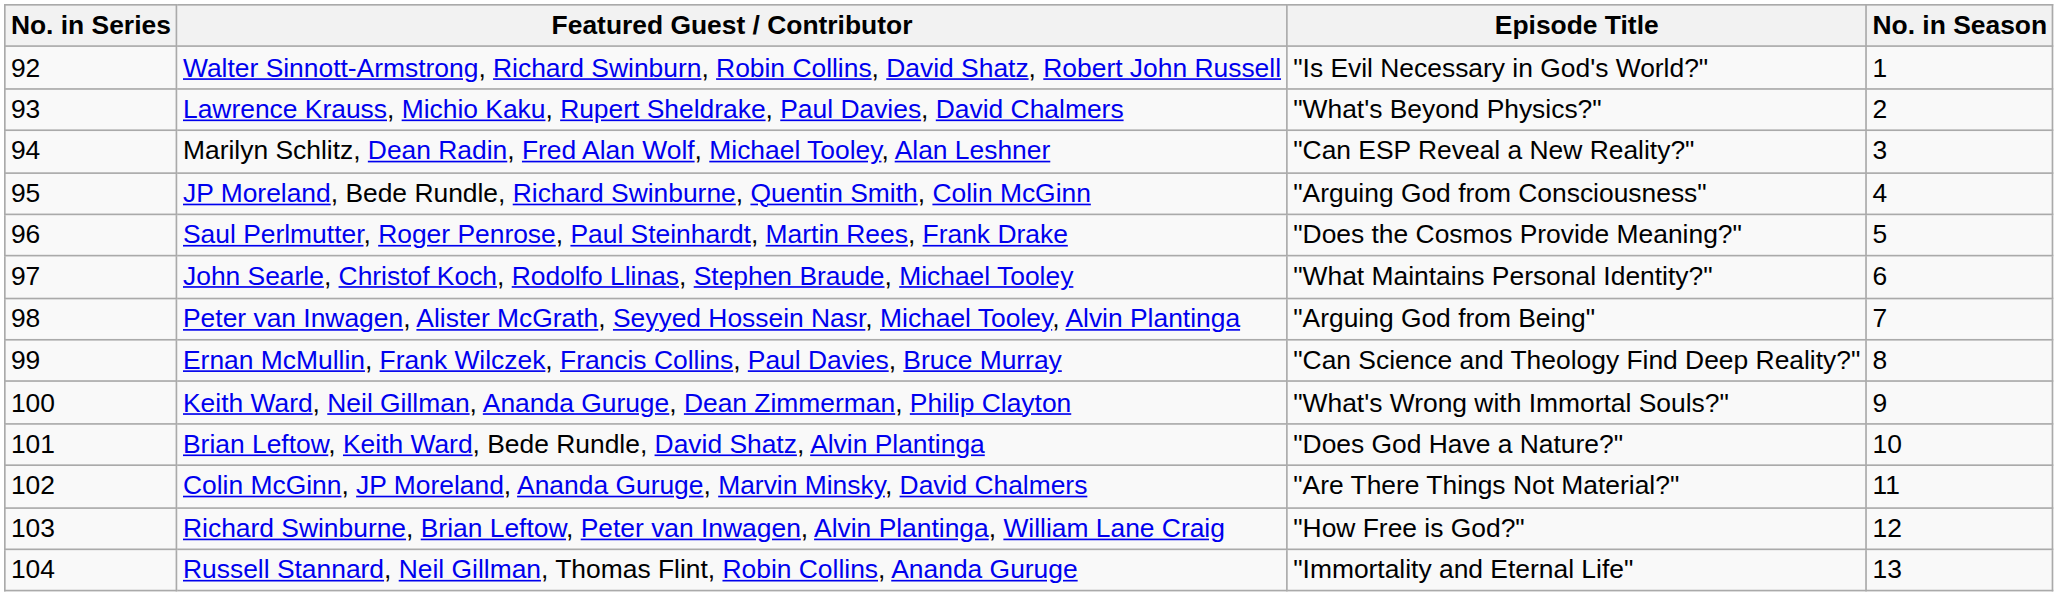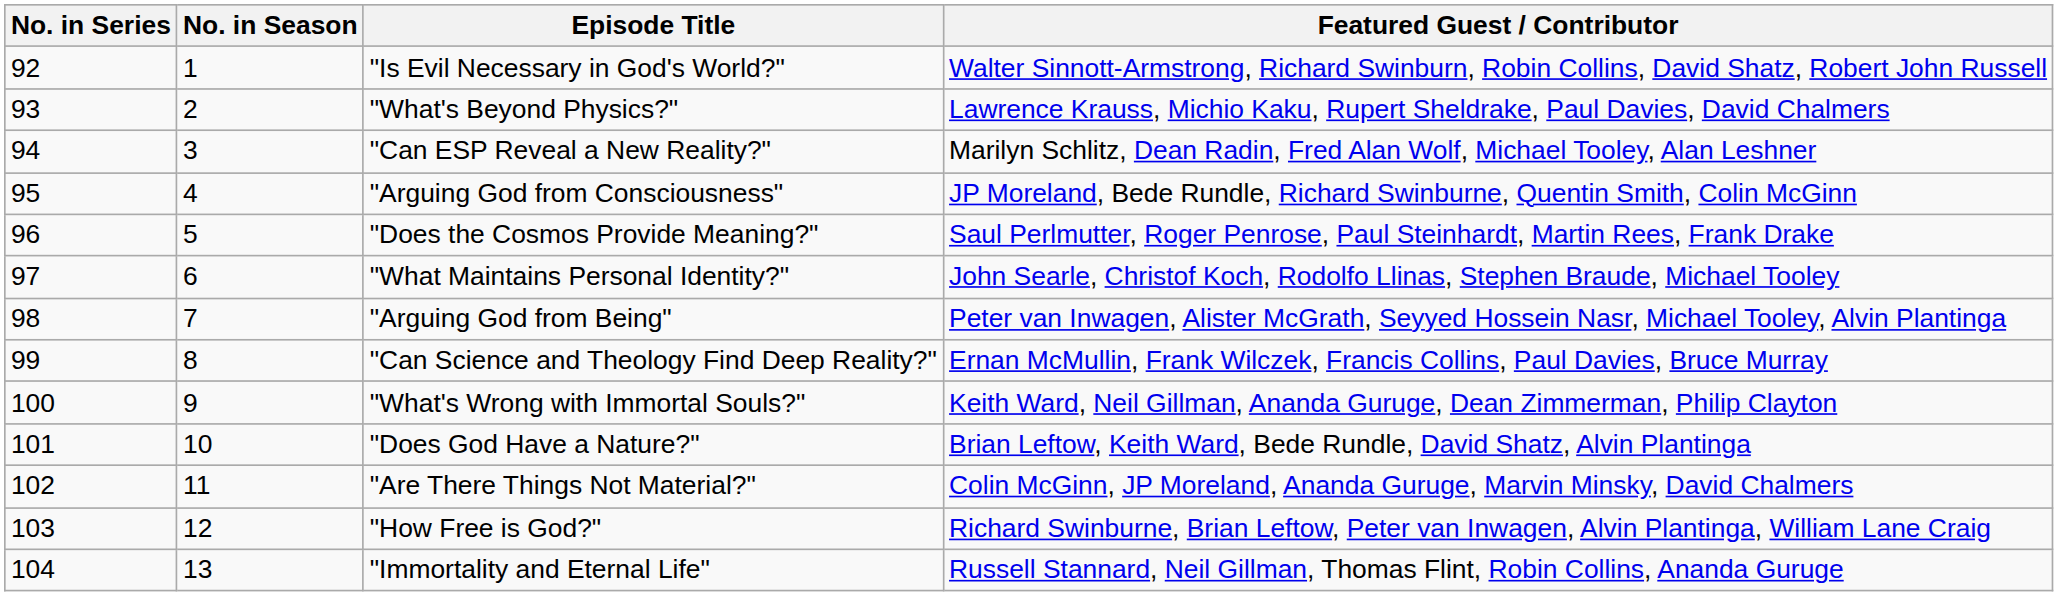columns swapped: (1960, 25) <-> (732, 25)
